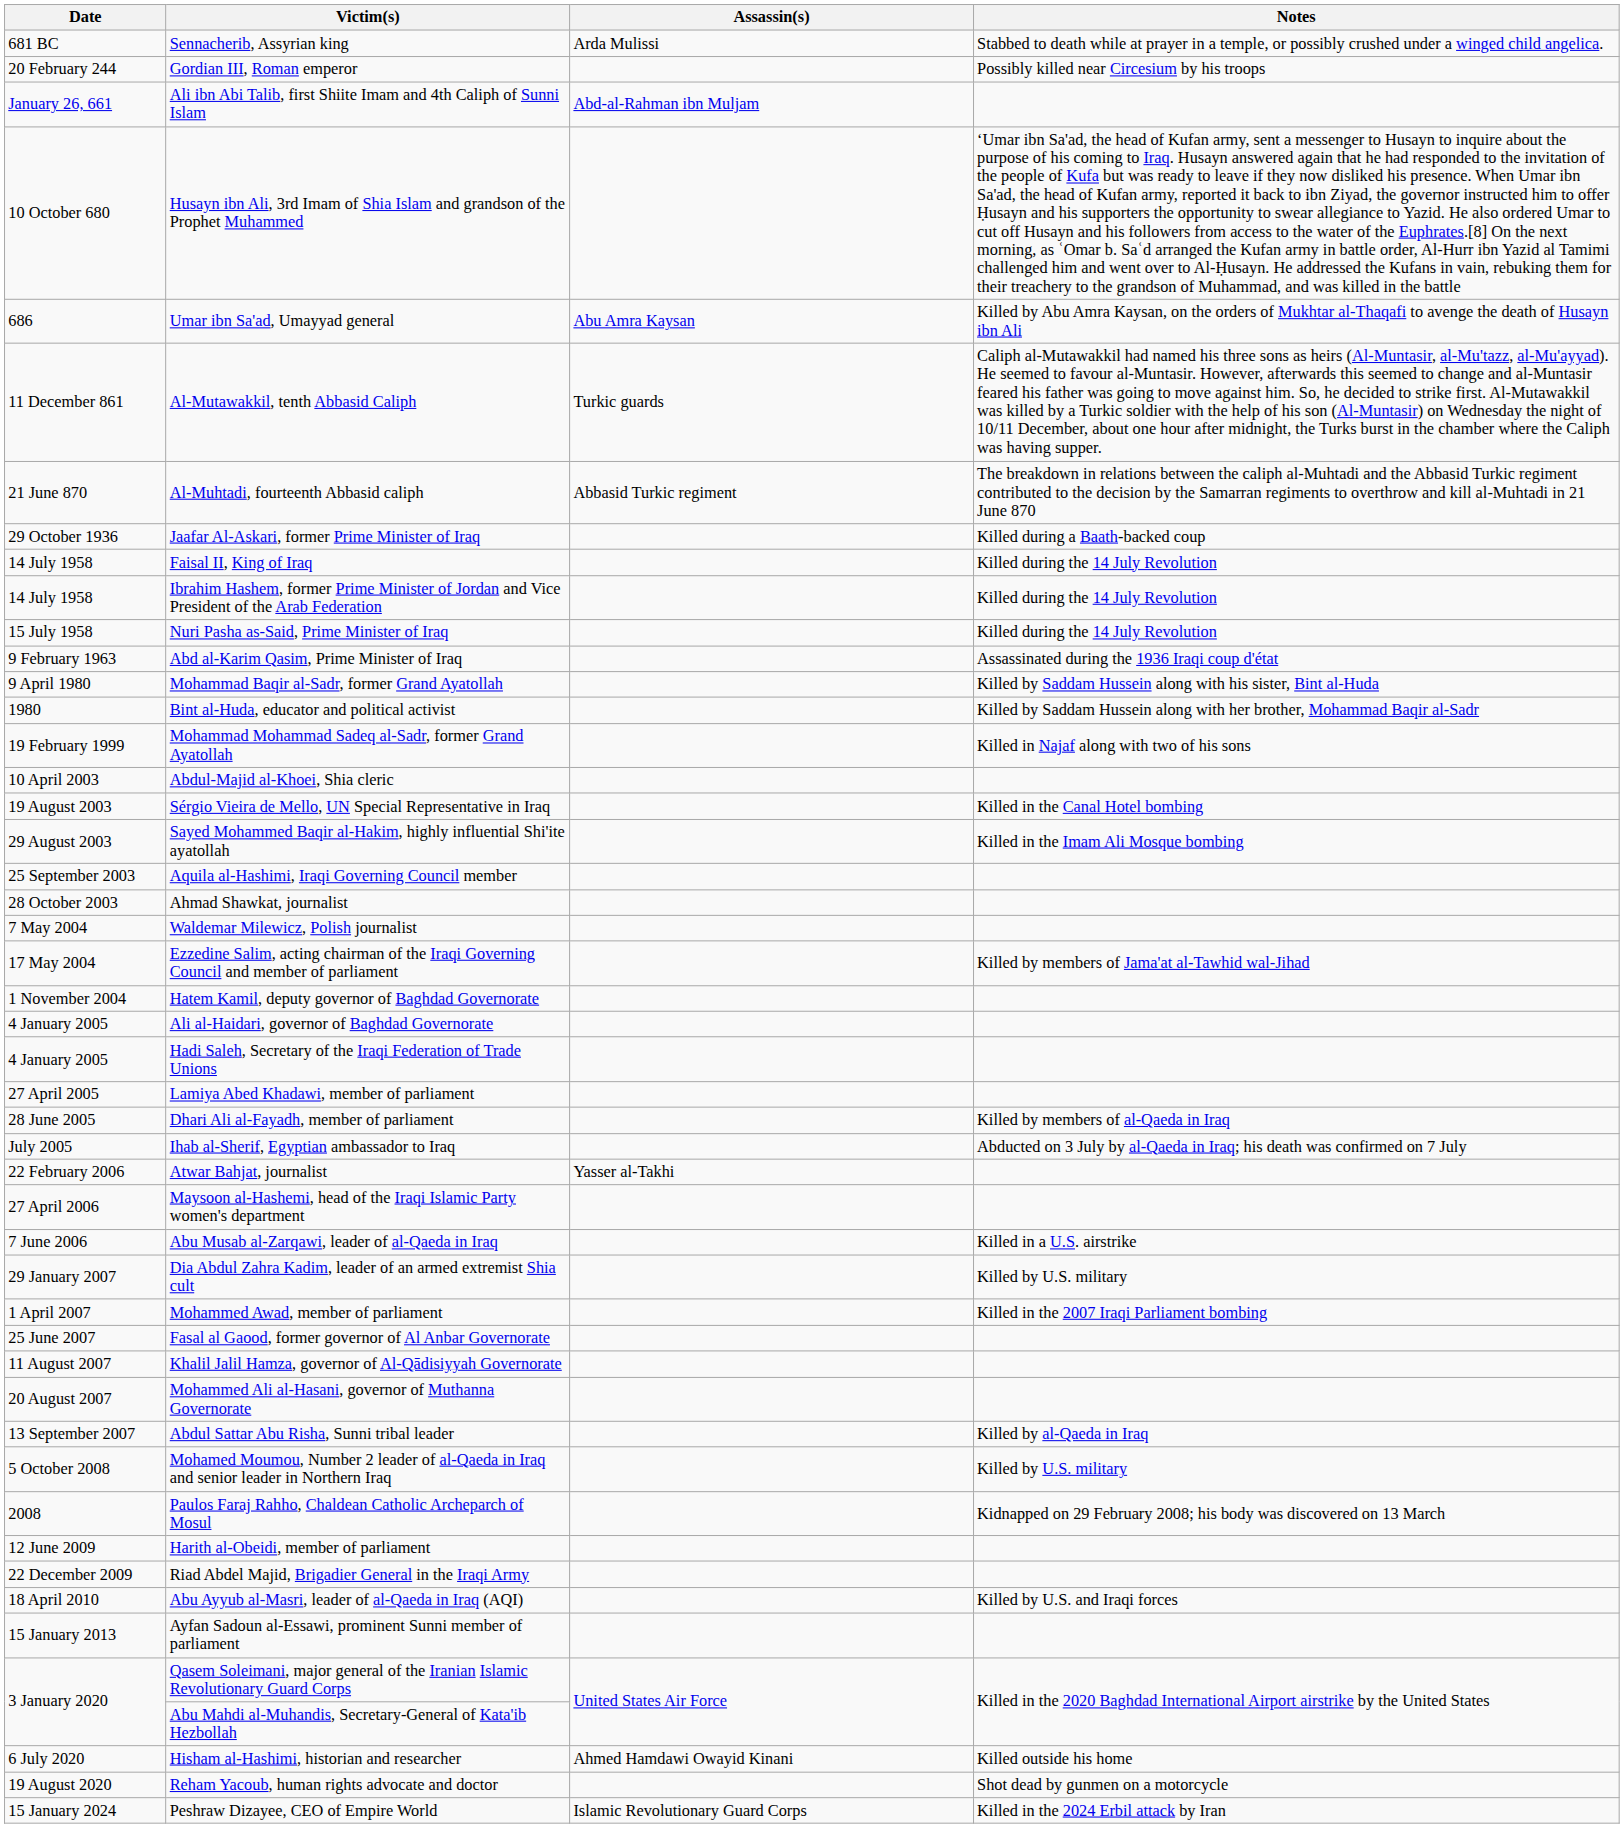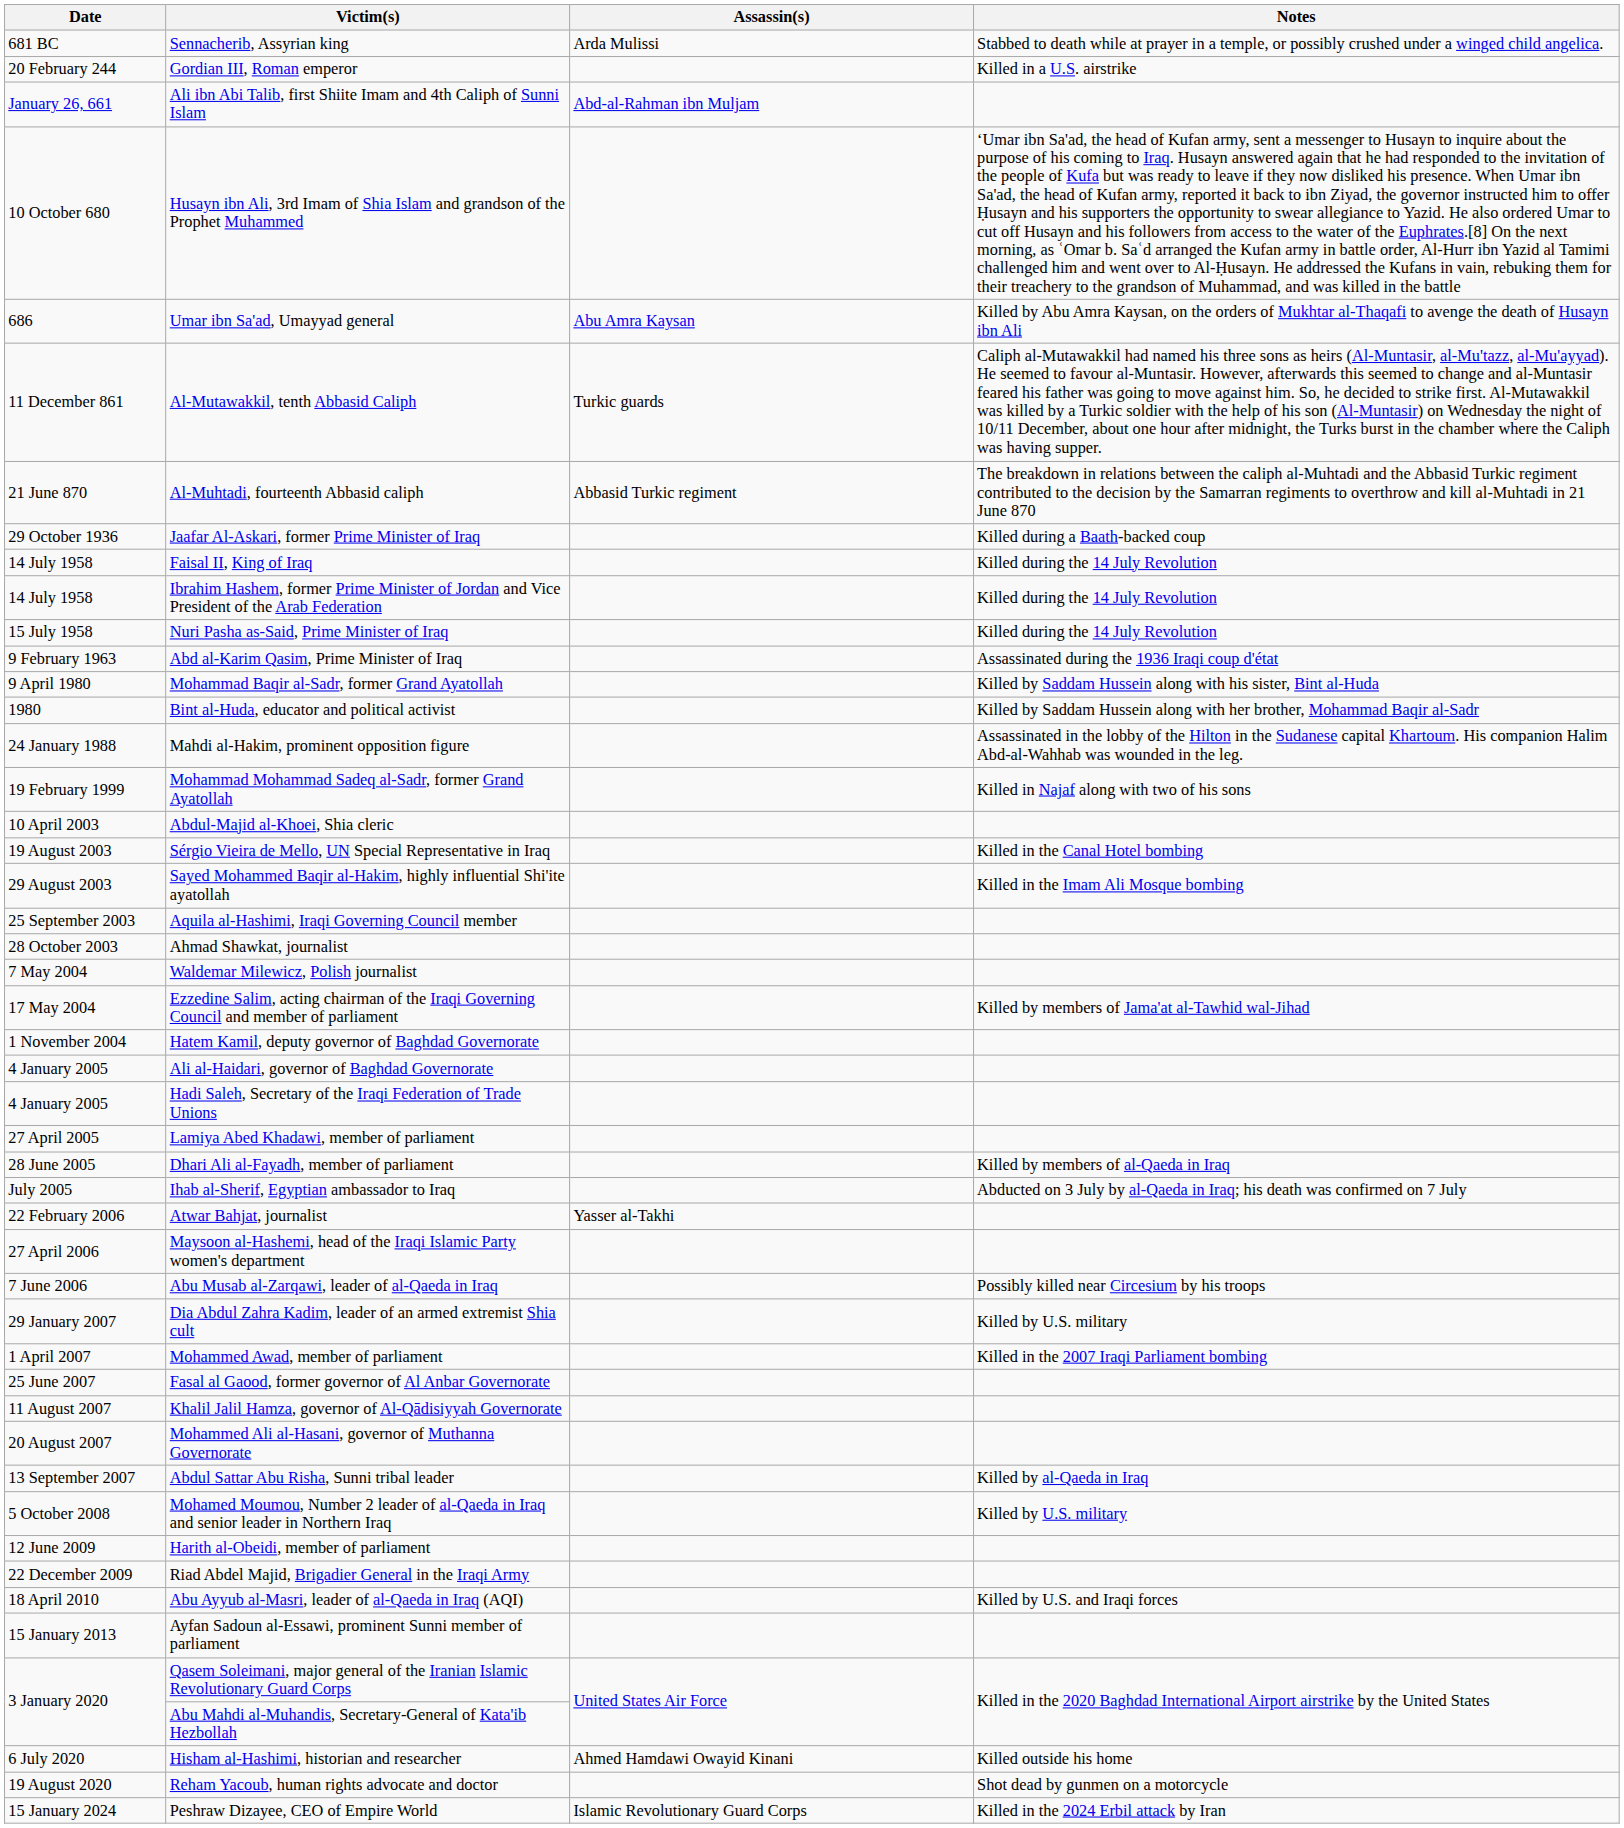(1121, 69) Possibly killed near Circesium by his troops -> (1057, 69) Killed in a U.S. airstrike
+ row: (320, 745)
(1057, 1242) Killed in a U.S. airstrike -> (1121, 1286) Possibly killed near Circesium by his troops
- row: (347, 1513)
